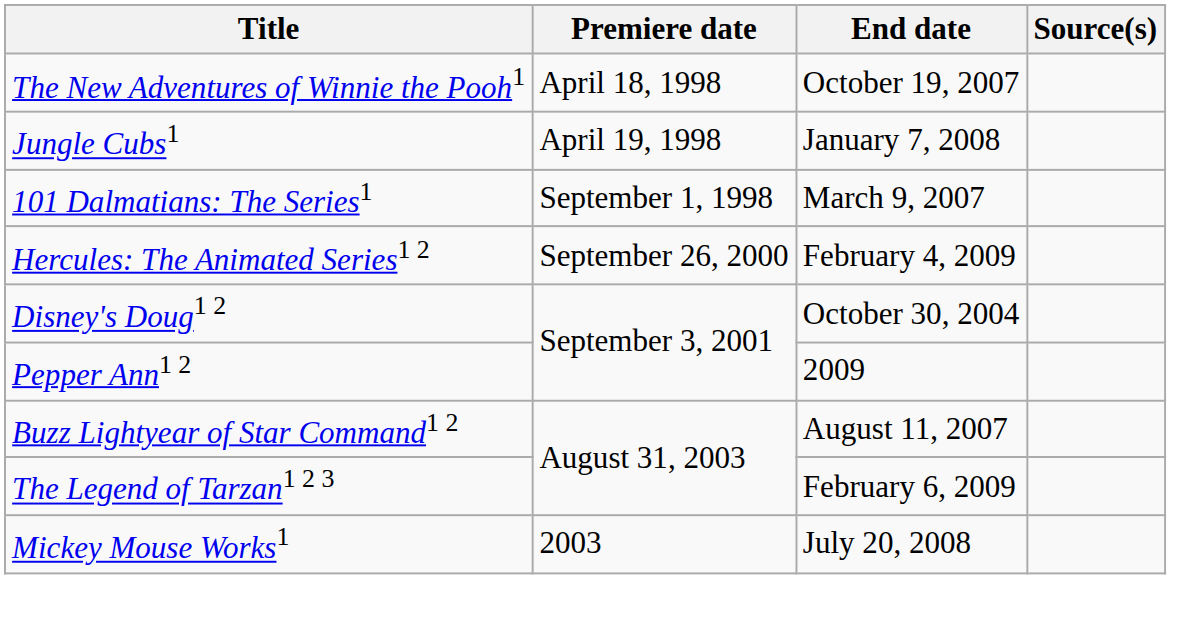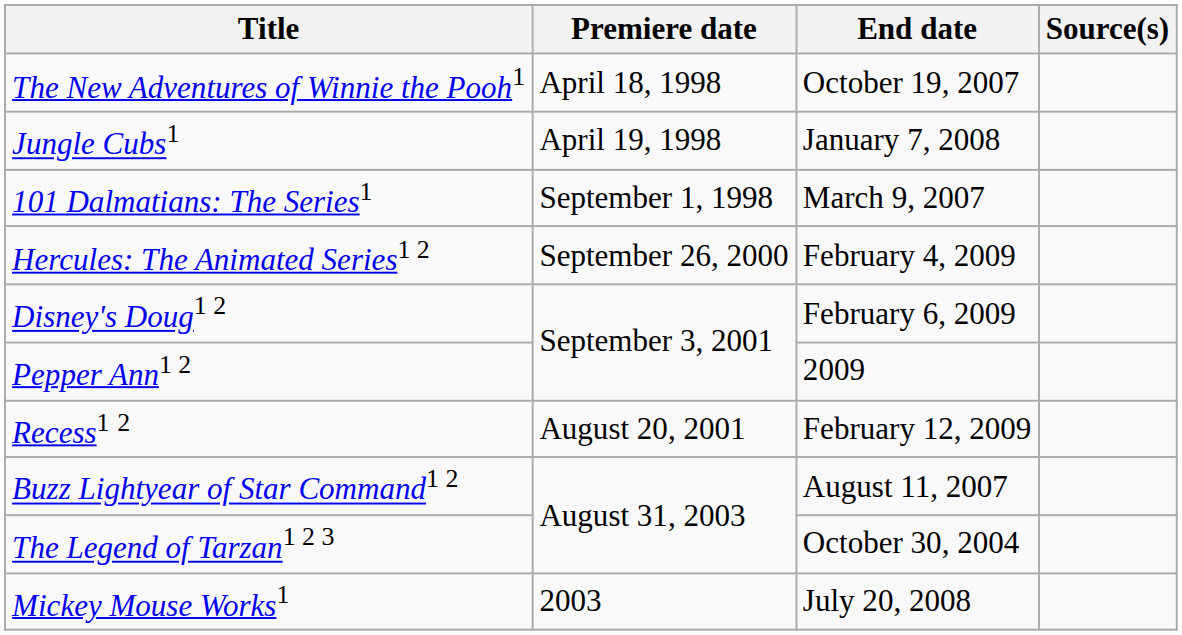(911, 313) October 30, 2004 -> (909, 313) February 6, 2009
+ row: (71, 428)
(909, 485) February 6, 2009 -> (911, 543) October 30, 2004
